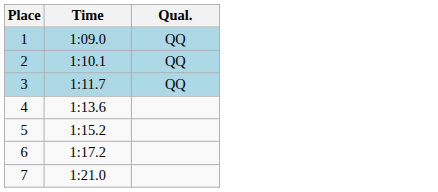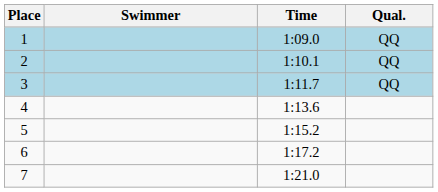+ column: (151, 15)
